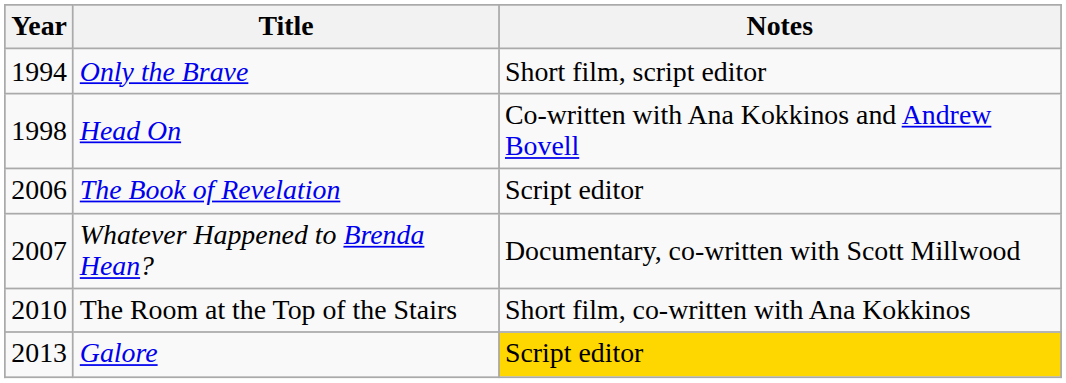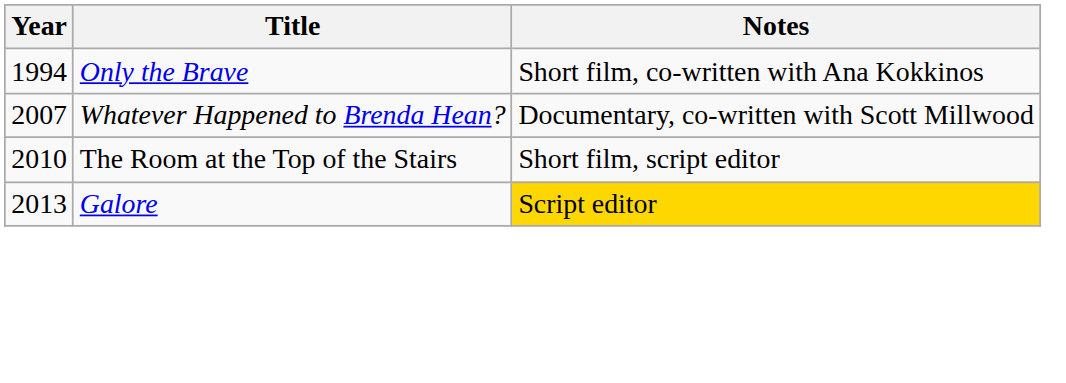(636, 70) Short film, script editor -> (751, 70) Short film, co-written with Ana Kokkinos
- row: (130, 130)
- row: (210, 190)
(738, 309) Short film, co-written with Ana Kokkinos -> (649, 159) Short film, script editor
